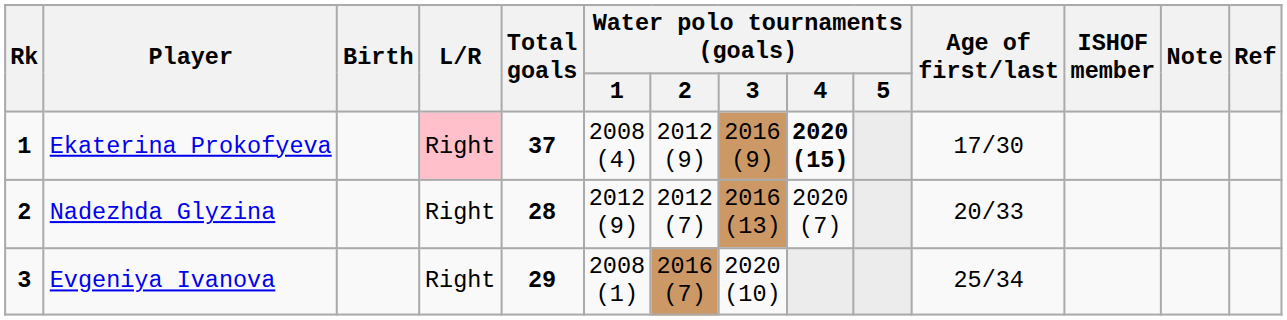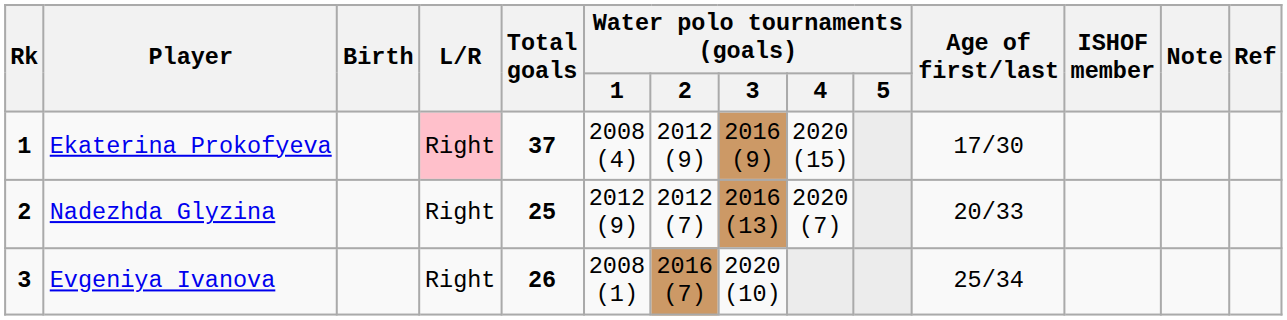(820, 146) bold -> (820, 146) normal
(542, 213) 28 -> (542, 213) 25
(542, 281) 29 -> (542, 281) 26
